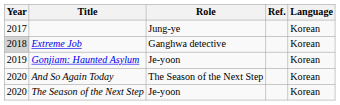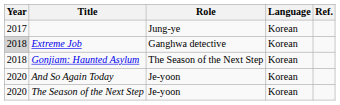columns swapped: (312, 12) <-> (277, 12)
(17, 60) 2019 -> (17, 60) 2018
(164, 60) Je-yoon -> (206, 60) The Season of the Next Step
(206, 76) The Season of the Next Step -> (164, 76) Je-yoon
